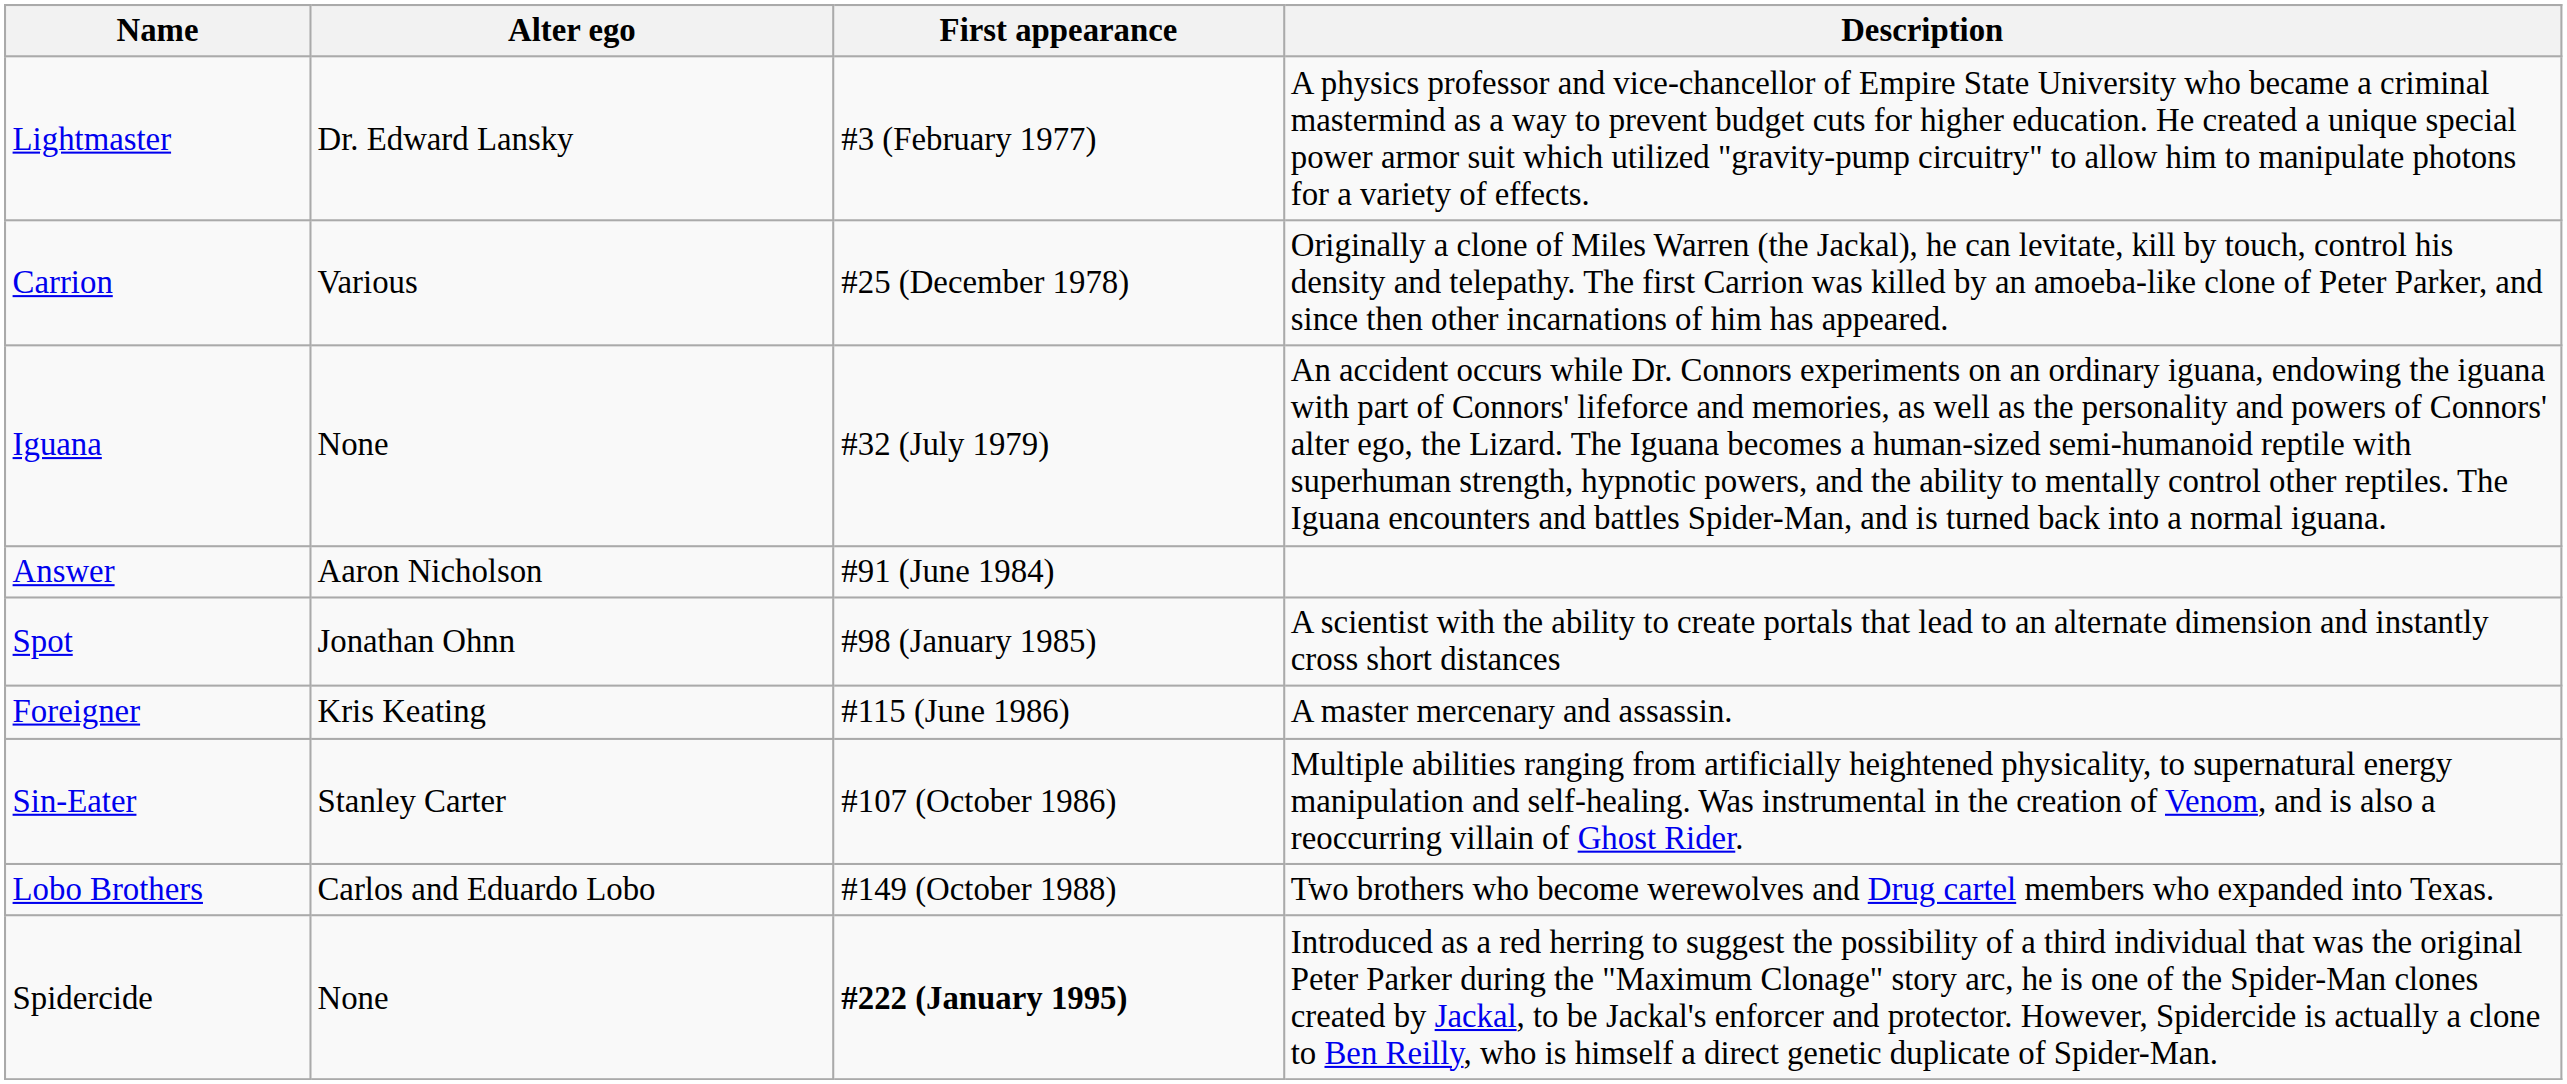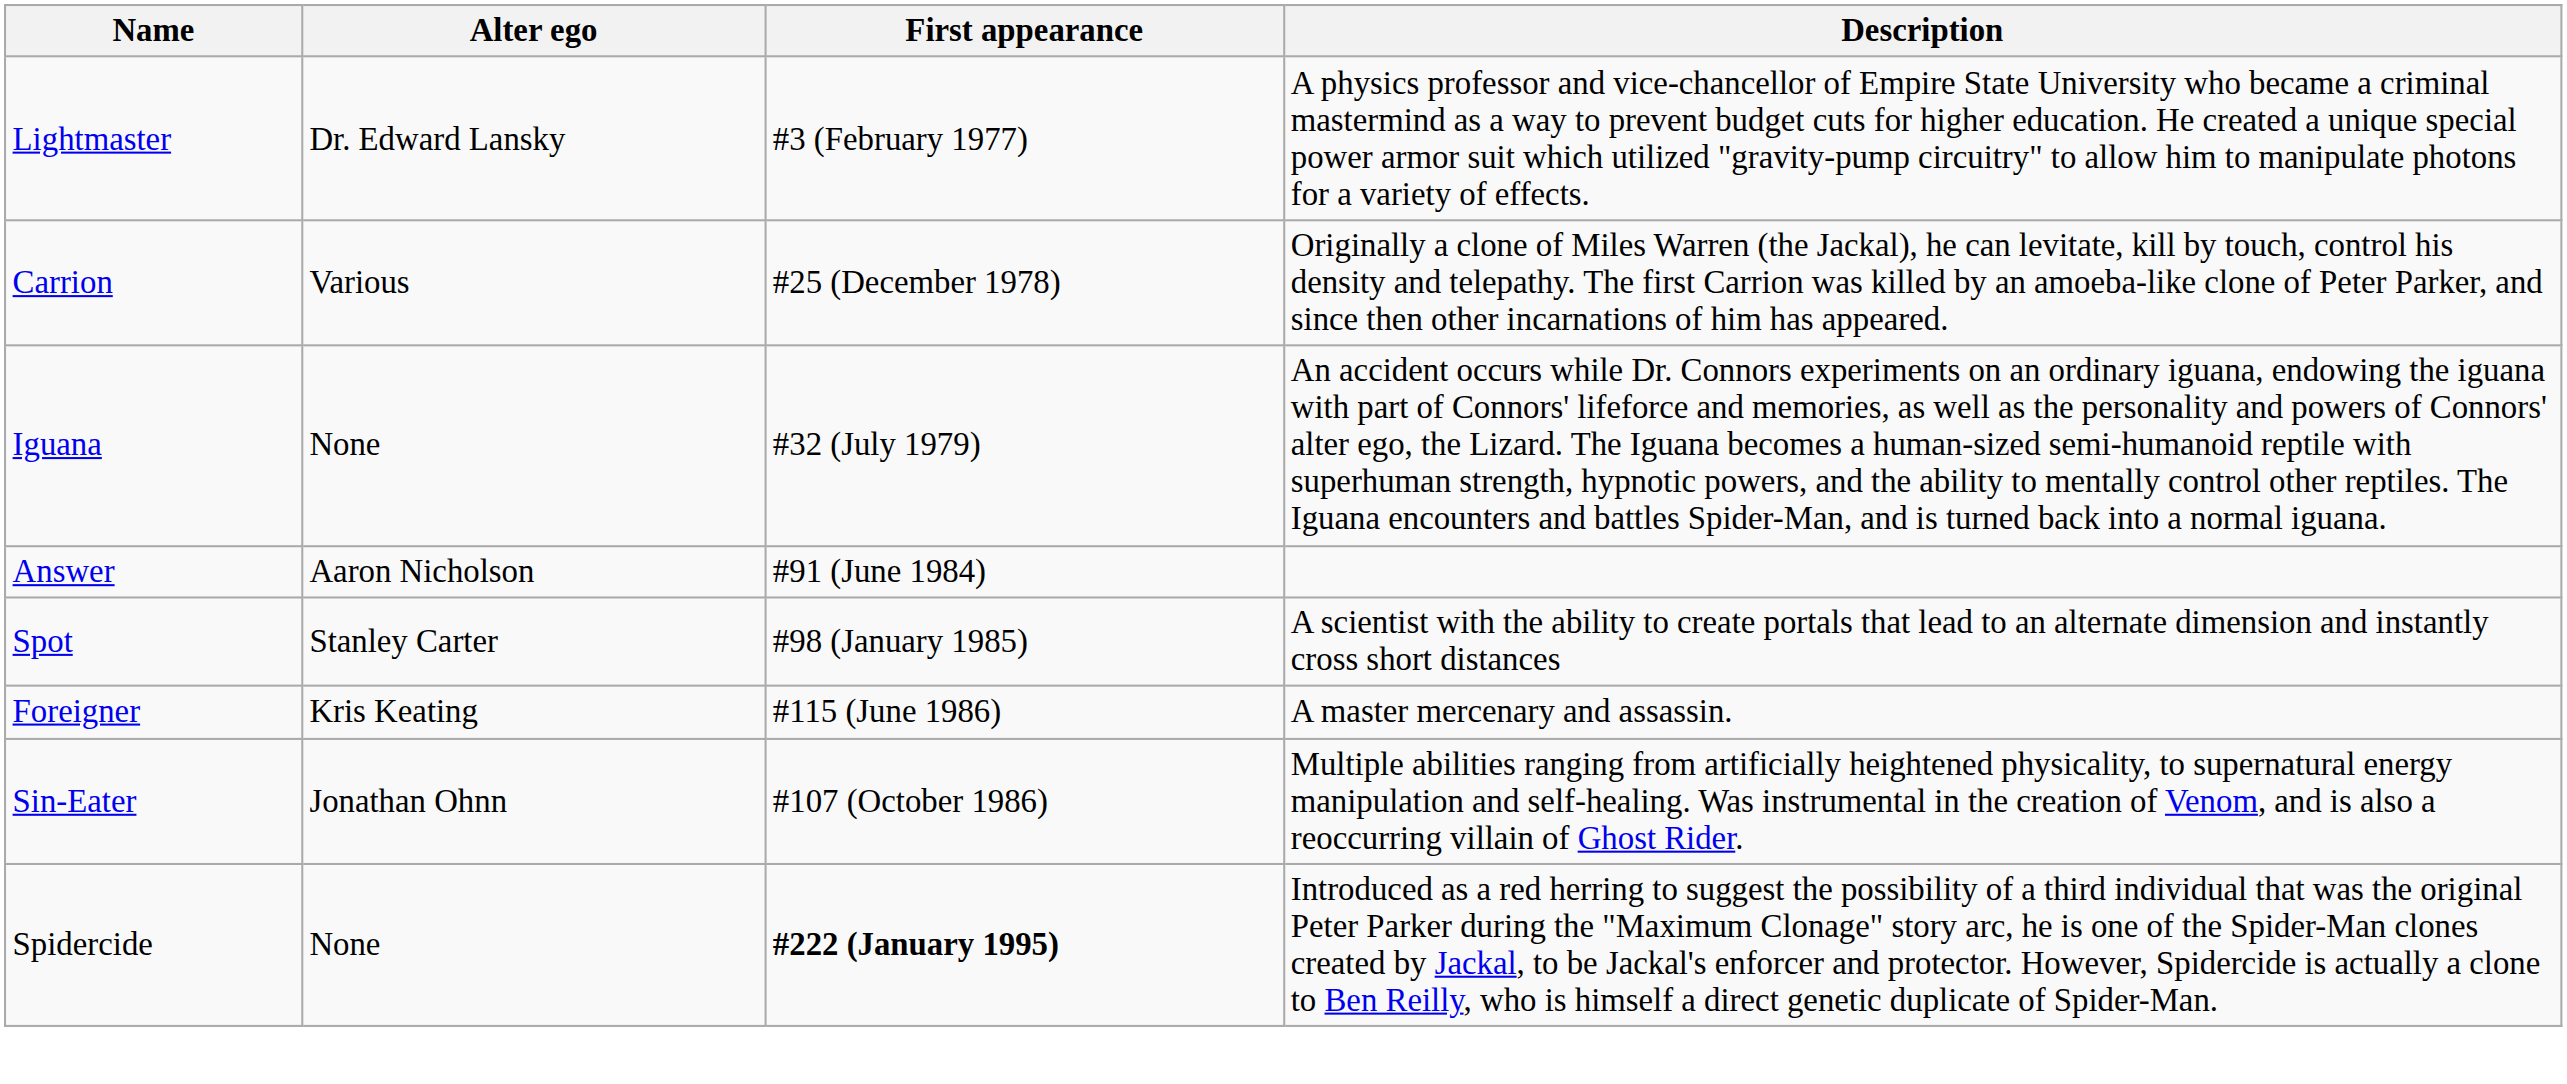(416, 641) Jonathan Ohnn -> (404, 641) Stanley Carter
(412, 800) Stanley Carter -> (408, 800) Jonathan Ohnn
- row: (108, 889)
